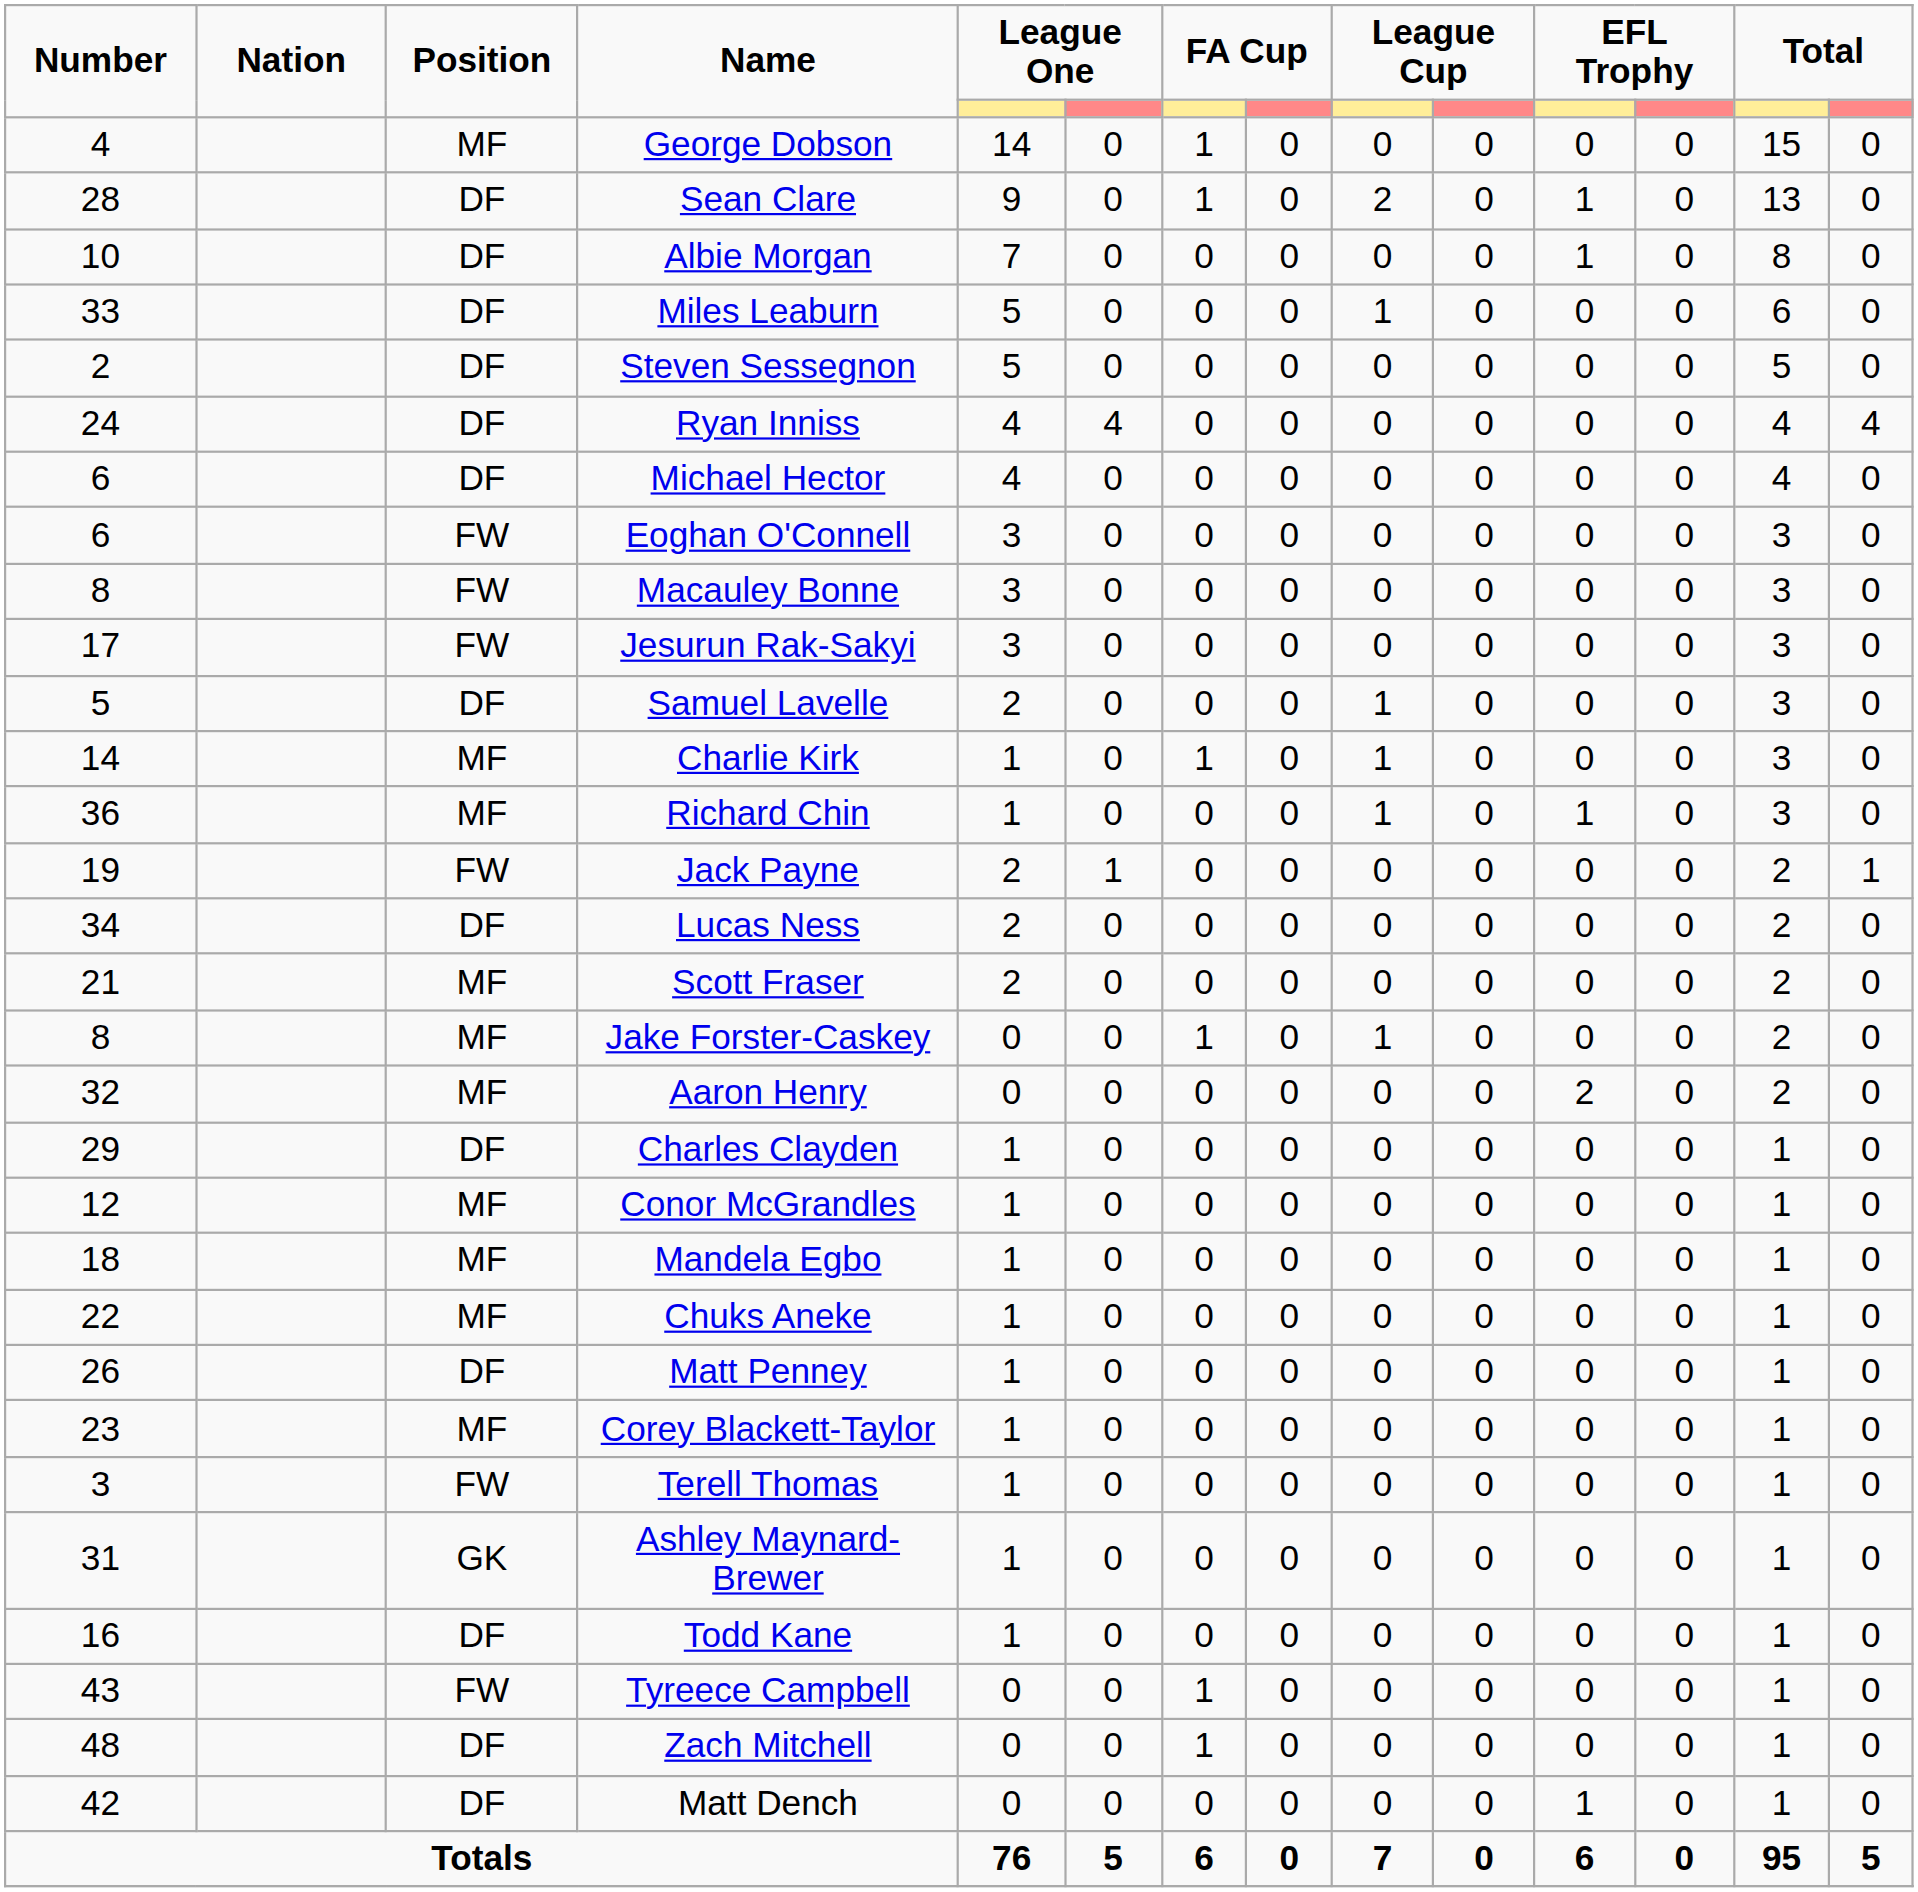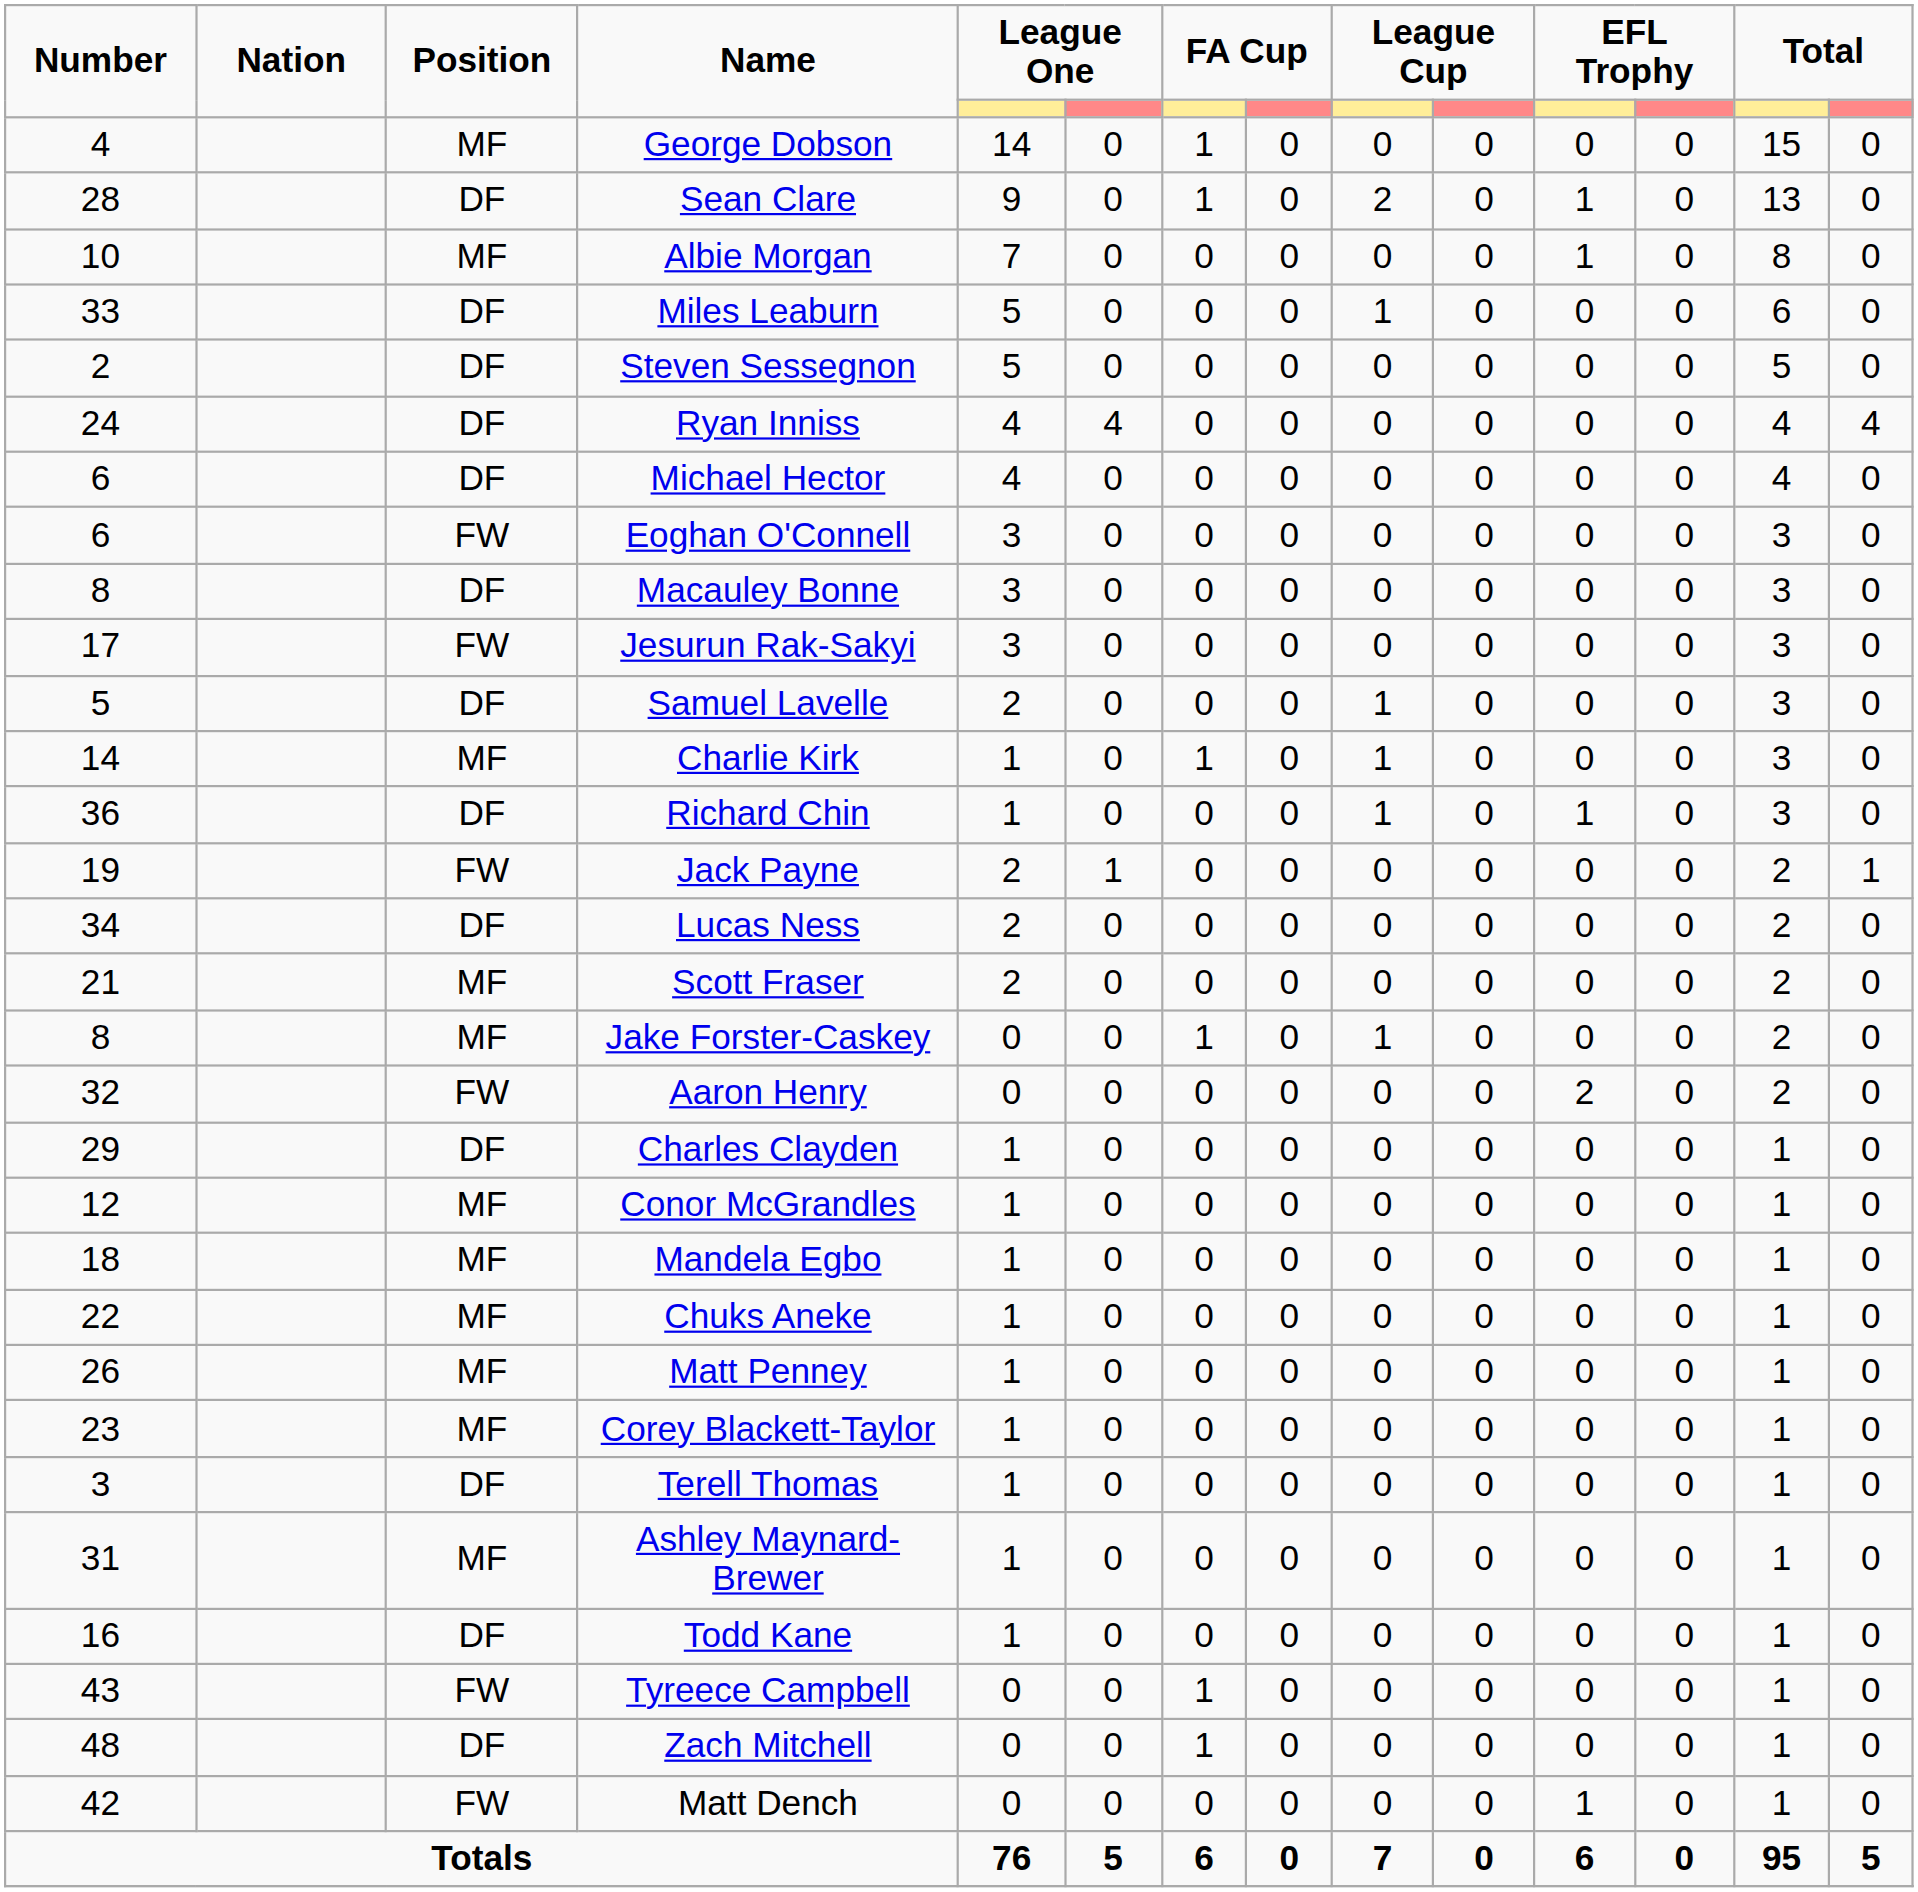(482, 255) DF -> (482, 255) MF
(482, 590) FW -> (482, 590) DF
(482, 813) MF -> (482, 813) DF
(482, 1093) MF -> (482, 1093) FW
(482, 1372) DF -> (482, 1372) MF
(482, 1483) FW -> (482, 1483) DF
(482, 1559) GK -> (482, 1559) MF
(482, 1802) DF -> (482, 1802) FW
